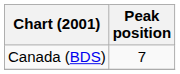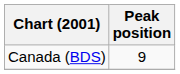(142, 57) 7 -> (142, 57) 9
